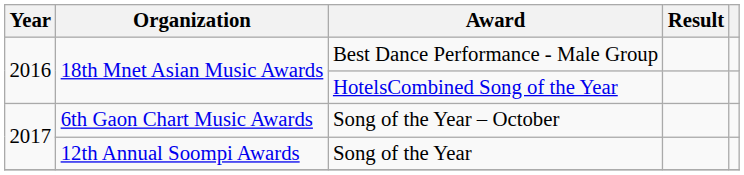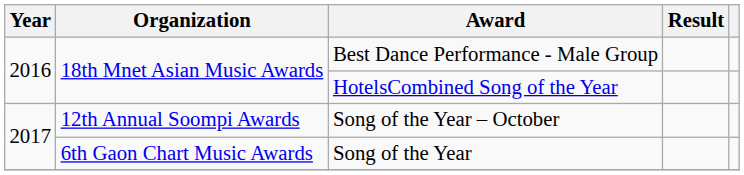(187, 119) 6th Gaon Chart Music Awards -> (180, 119) 12th Annual Soompi Awards
(180, 152) 12th Annual Soompi Awards -> (187, 152) 6th Gaon Chart Music Awards
